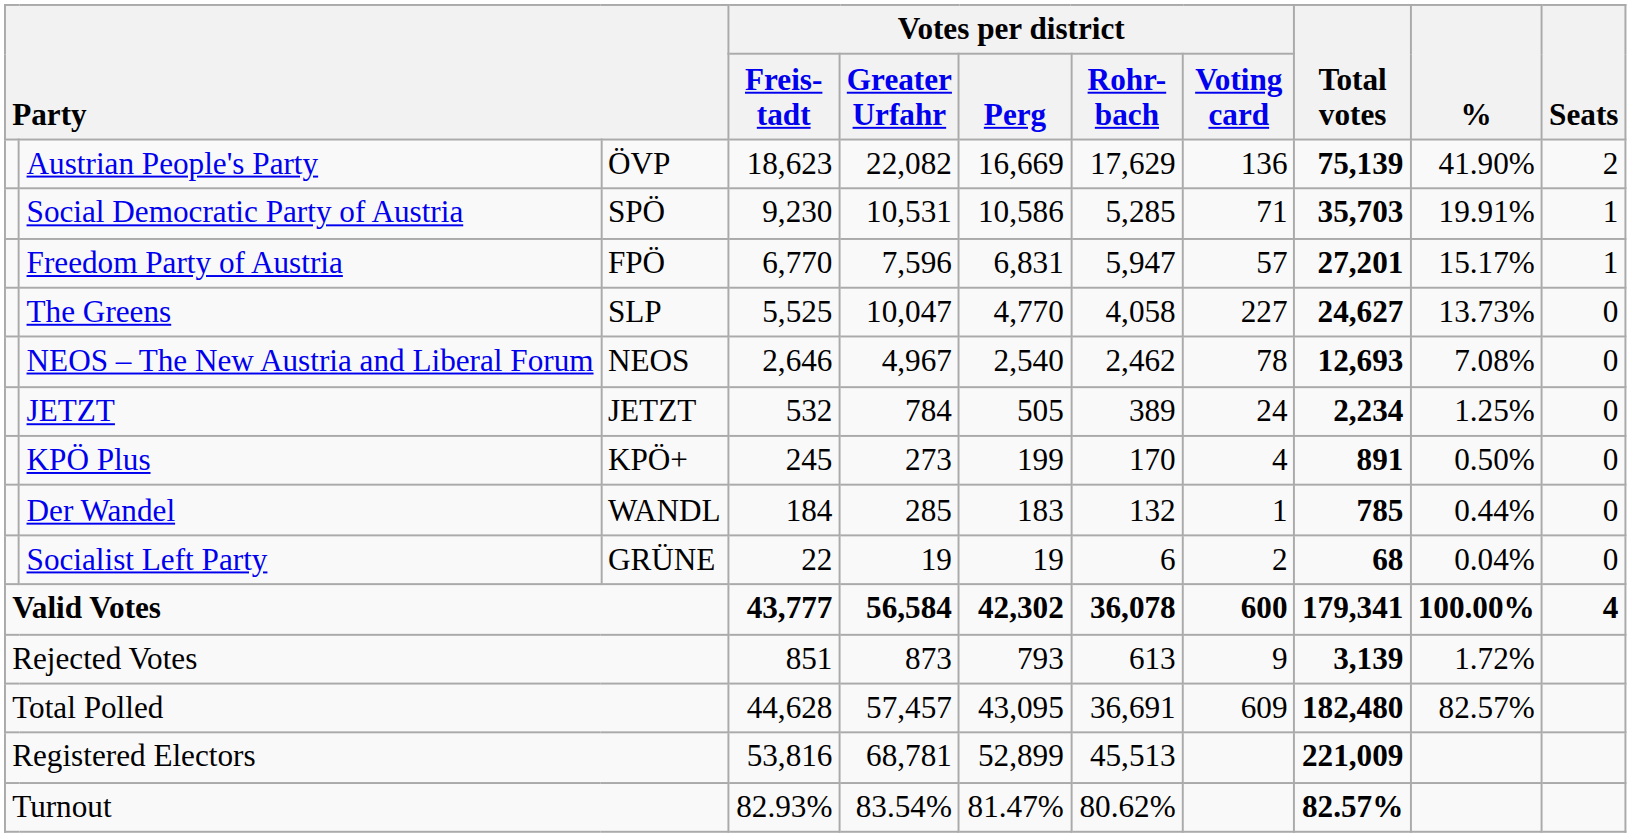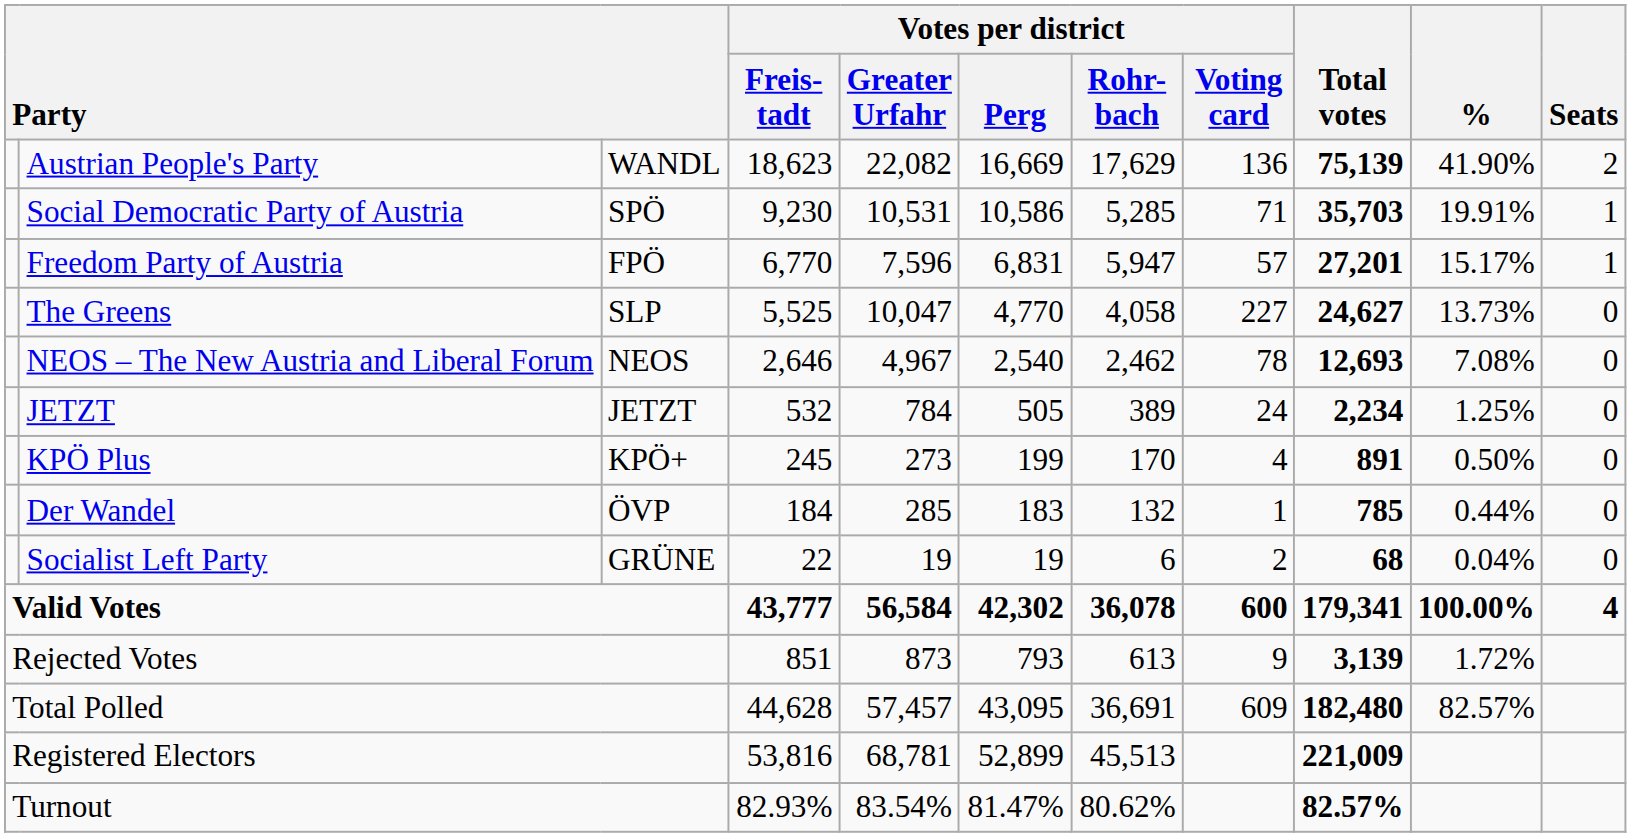(639, 163) ÖVP -> (664, 163) WANDL
(664, 509) WANDL -> (639, 509) ÖVP
